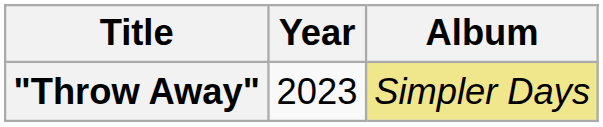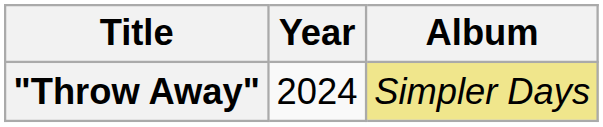(317, 90) 2023 -> (317, 90) 2024
